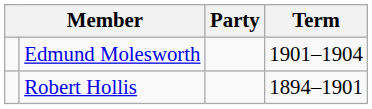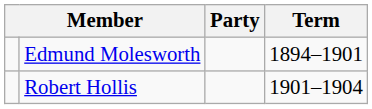(316, 53) 1901–1904 -> (316, 53) 1894–1901
(316, 86) 1894–1901 -> (316, 86) 1901–1904
